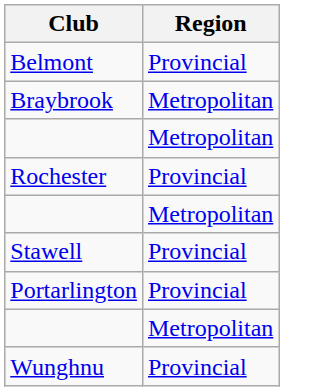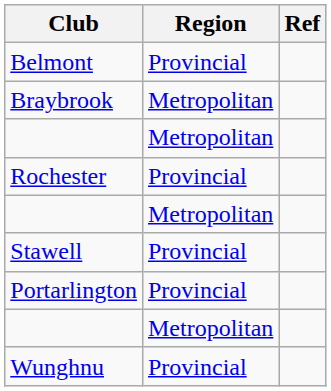+ column: (302, 23)
